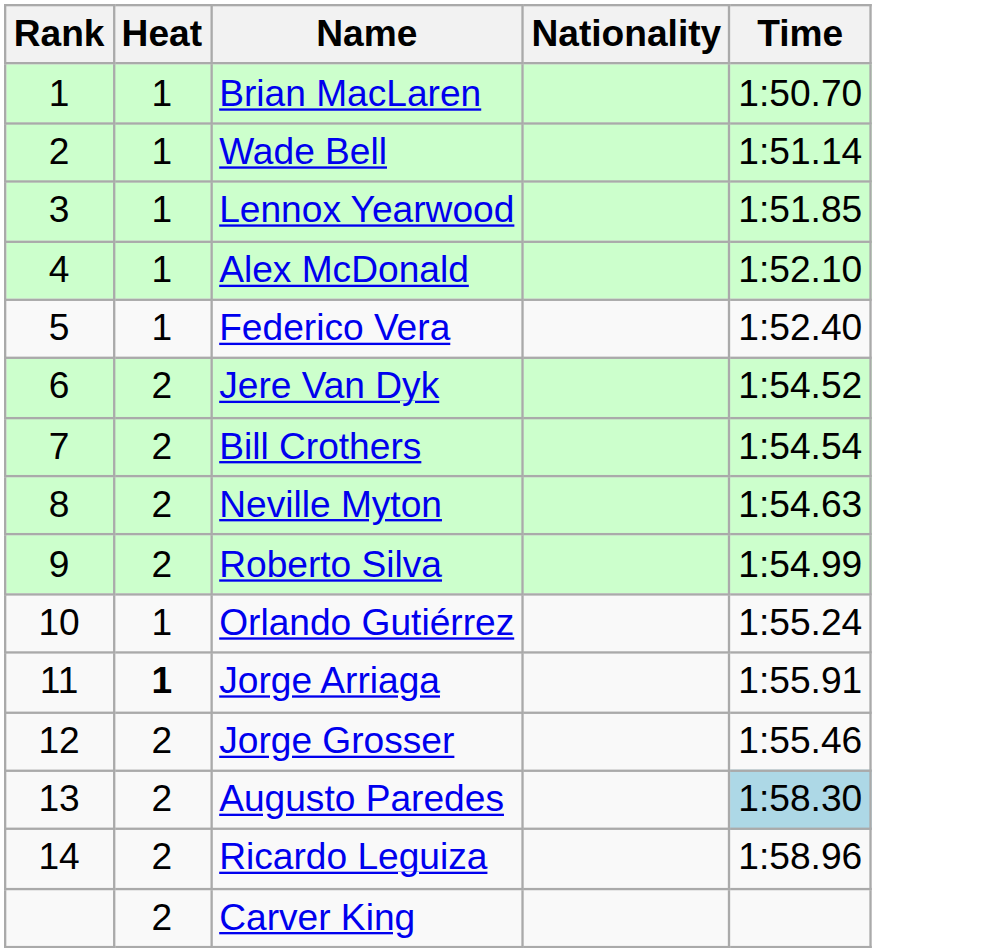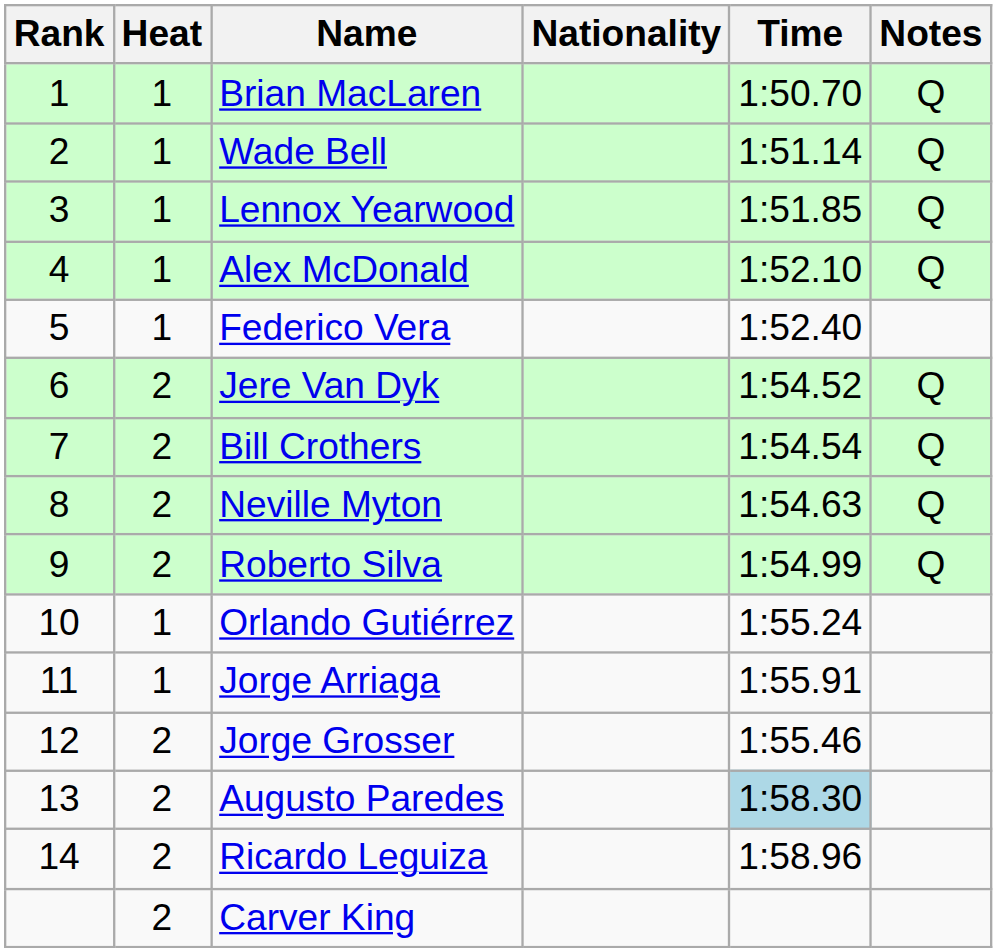+ column: (931, 33)
(162, 681) bold -> (162, 681) normal
